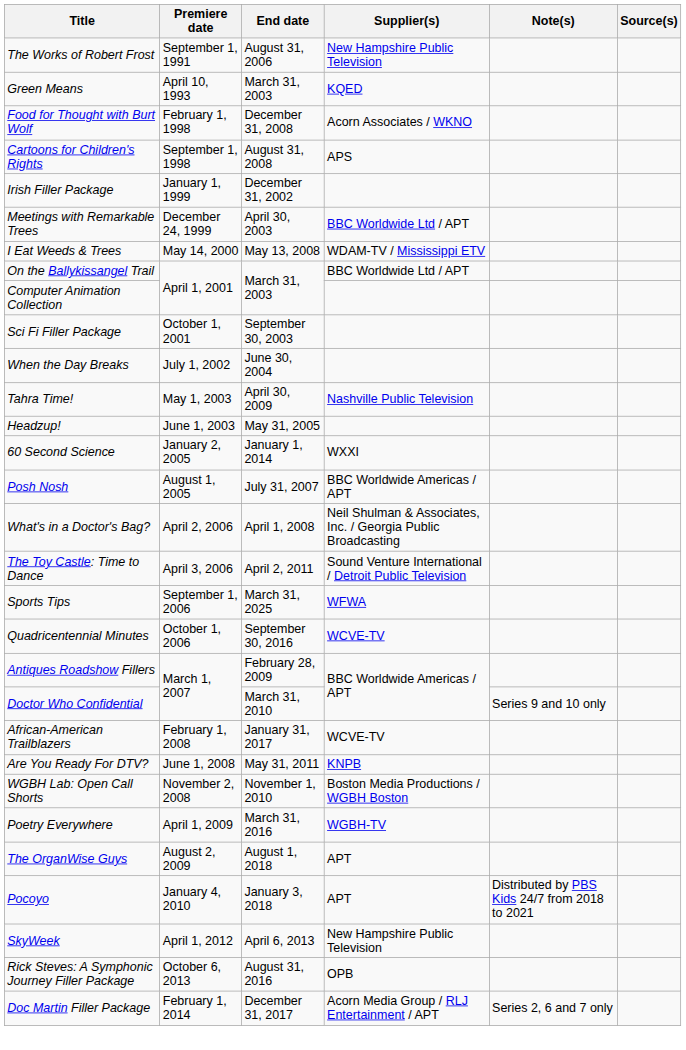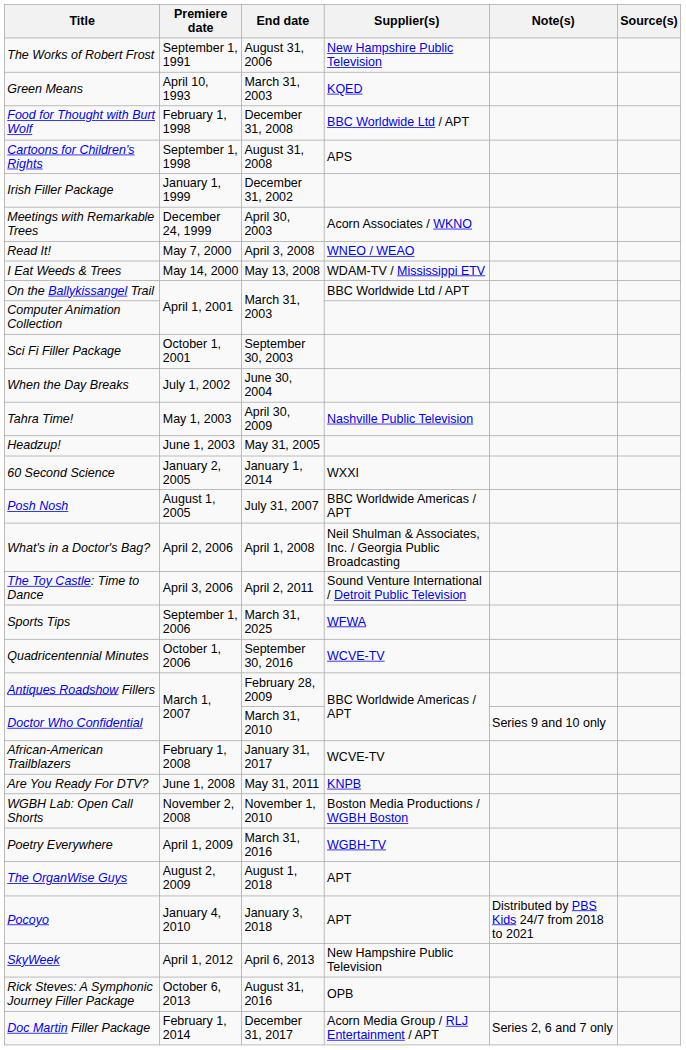(400, 122) Acorn Associates / WKNO -> (398, 122) BBC Worldwide Ltd / APT
(398, 224) BBC Worldwide Ltd / APT -> (400, 224) Acorn Associates / WKNO
+ row: (29, 251)
